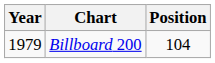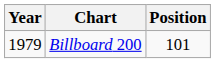(178, 44) 104 -> (178, 44) 101
